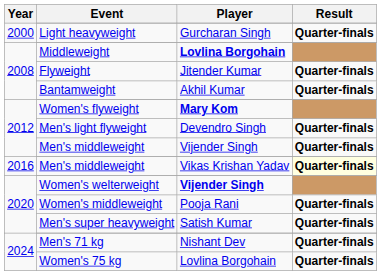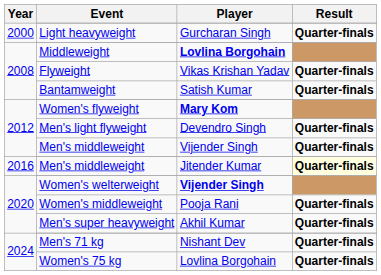(221, 71) Jitender Kumar -> (235, 71) Vikas Krishan Yadav
(212, 90) Akhil Kumar -> (216, 90) Satish Kumar
(235, 166) Vikas Krishan Yadav -> (221, 166) Jitender Kumar
(216, 223) Satish Kumar -> (212, 223) Akhil Kumar
